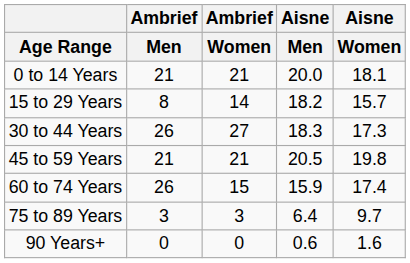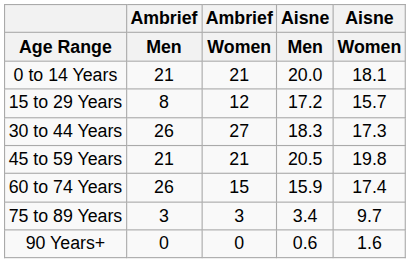(239, 103) 14 -> (239, 103) 12
(305, 103) 18.2 -> (305, 103) 17.2
(305, 215) 6.4 -> (305, 215) 3.4
